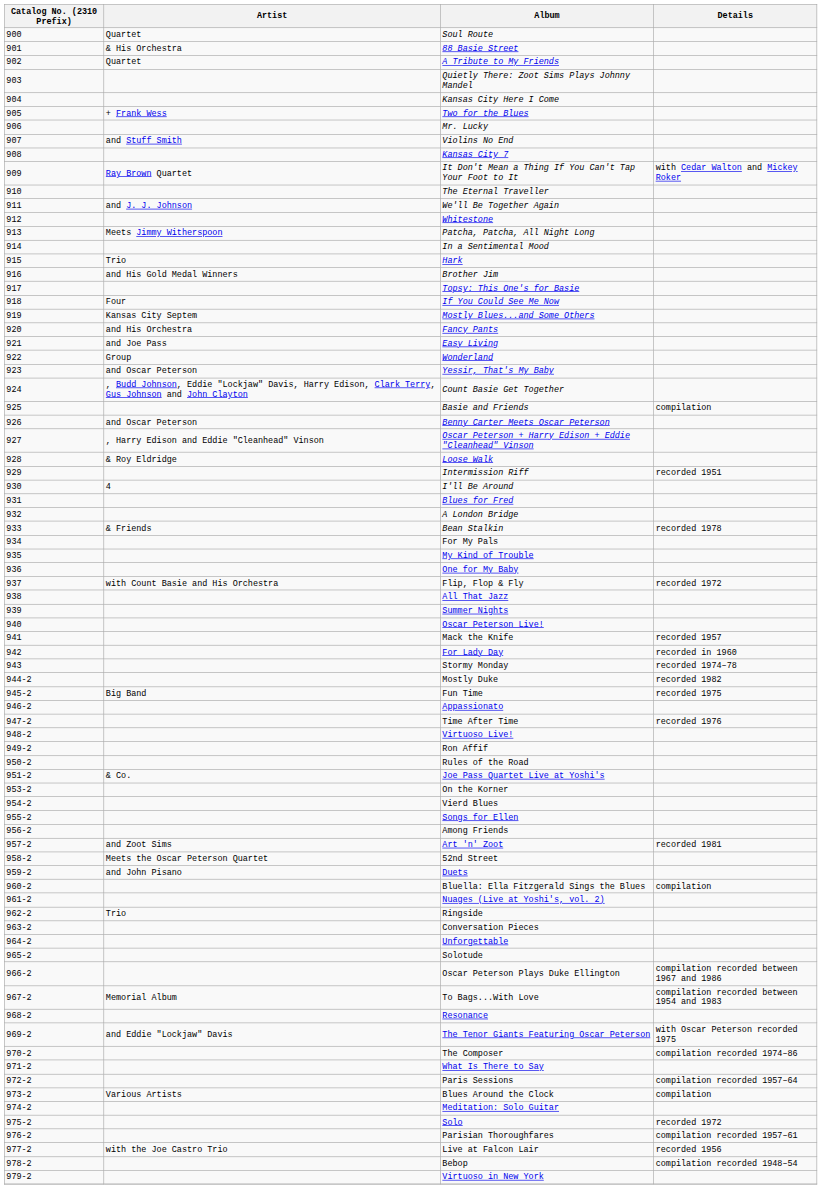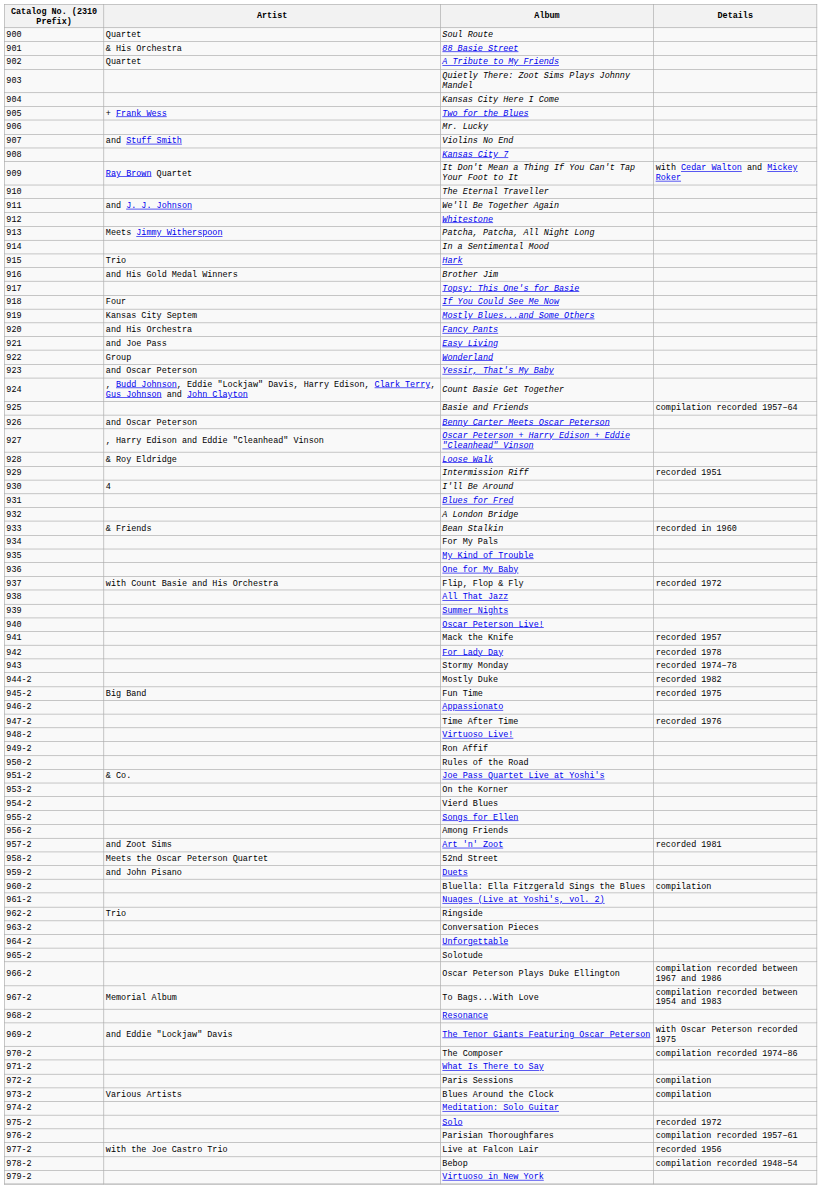(684, 408) compilation -> (727, 408) compilation recorded 1957–64
(689, 528) recorded 1978 -> (696, 528) recorded in 1960
(696, 652) recorded in 1960 -> (689, 652) recorded 1978
(727, 1081) compilation recorded 1957–64 -> (684, 1081) compilation
